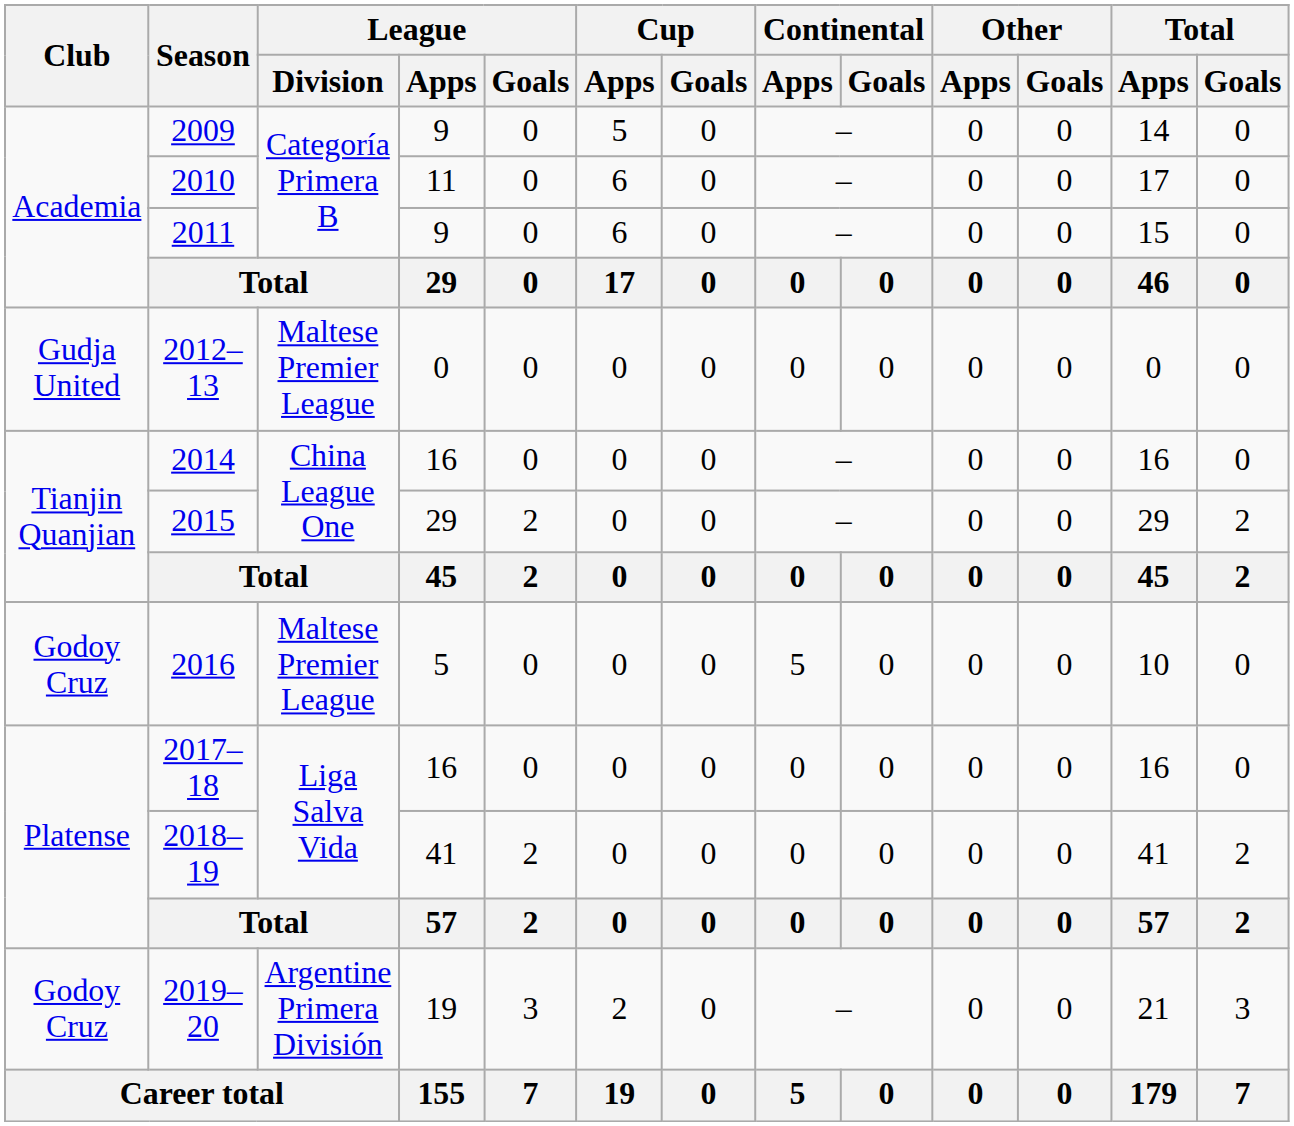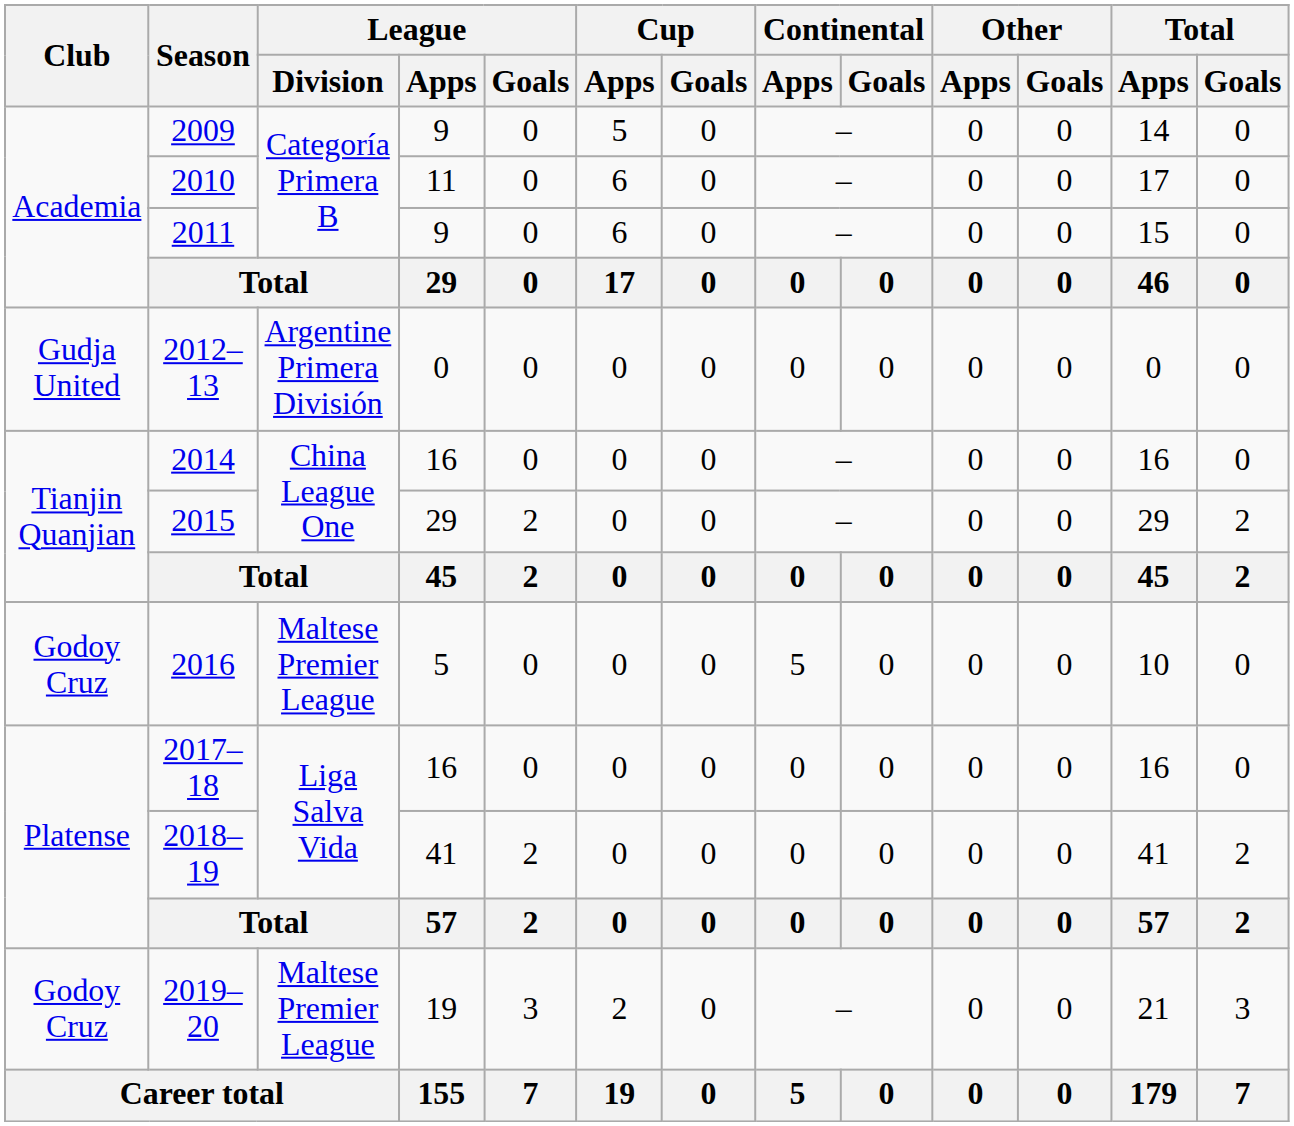(328, 368) Maltese Premier League -> (328, 368) Argentine Primera División
(328, 1008) Argentine Primera División -> (328, 1008) Maltese Premier League
